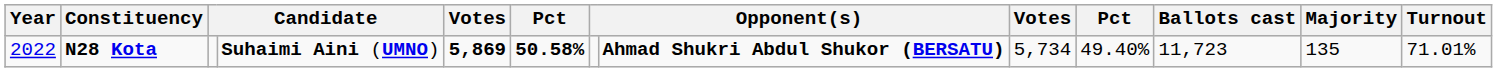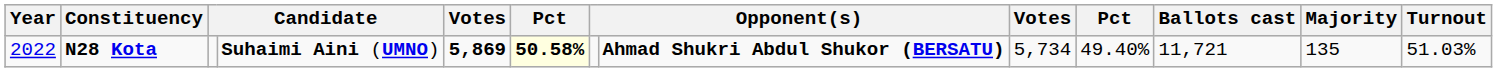(550, 51) no background -> (550, 51) lightyellow background
(1193, 51) 11,723 -> (1193, 51) 11,721
(1441, 51) 71.01% -> (1441, 51) 51.03%
